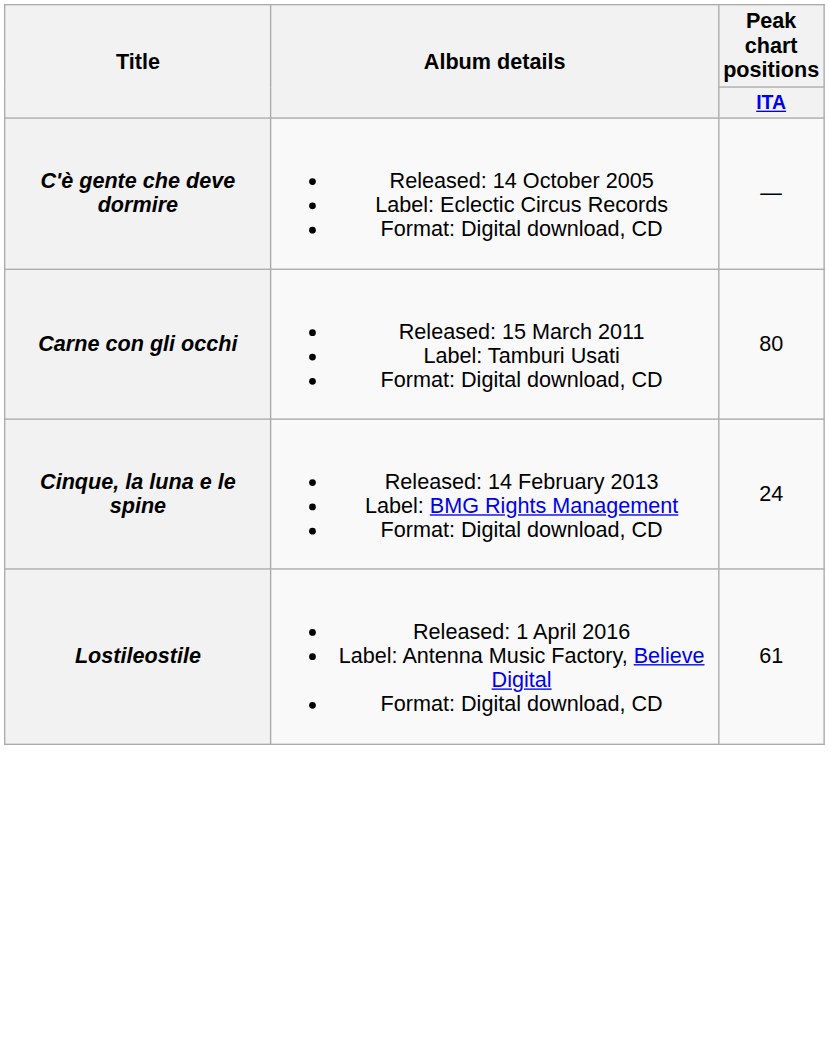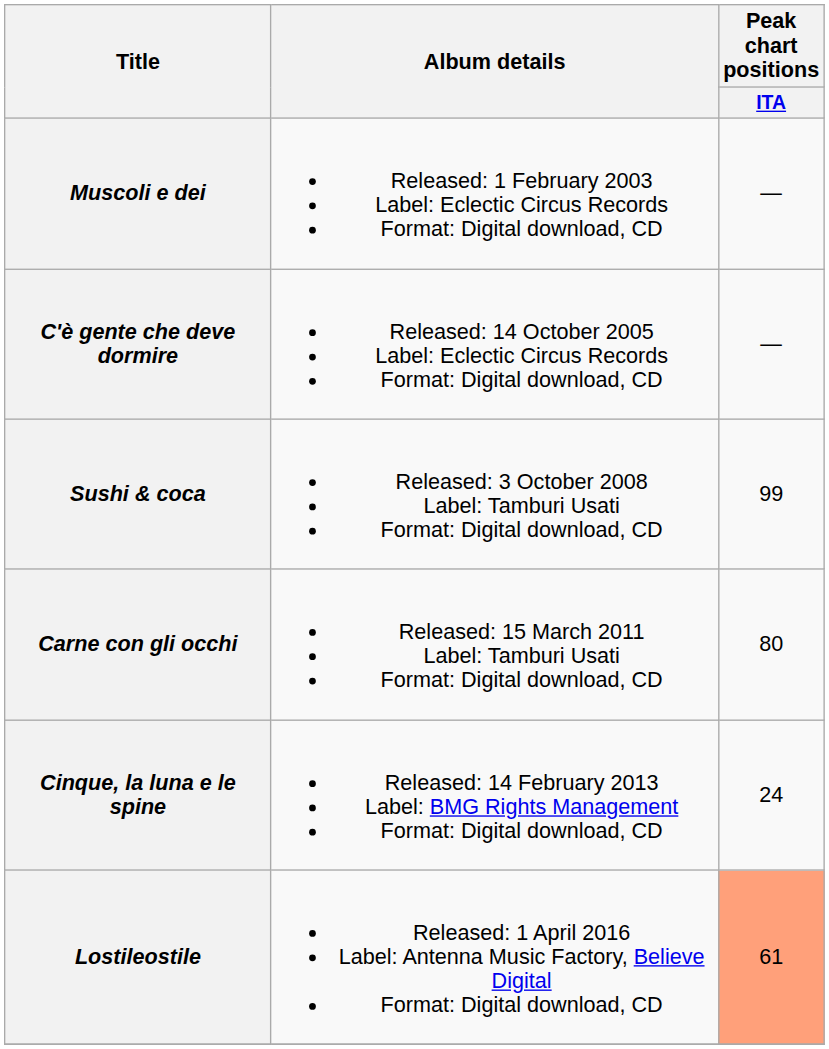+ row: (138, 193)
+ row: (138, 493)
(771, 656) no background -> (771, 957) lightsalmon background
